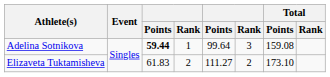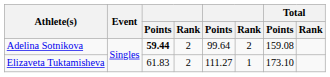(188, 47) 1 -> (188, 47) 2
(249, 47) 3 -> (249, 47) 2
(249, 63) 2 -> (249, 63) 1
